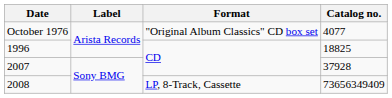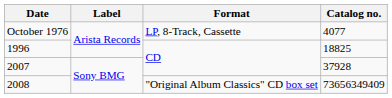(232, 31) "Original Album Classics" CD box set -> (193, 31) LP, 8-Track, Cassette
(193, 84) LP, 8-Track, Cassette -> (232, 84) "Original Album Classics" CD box set
